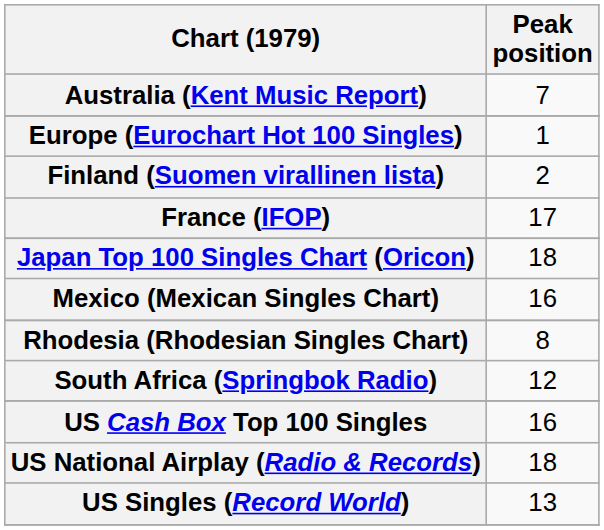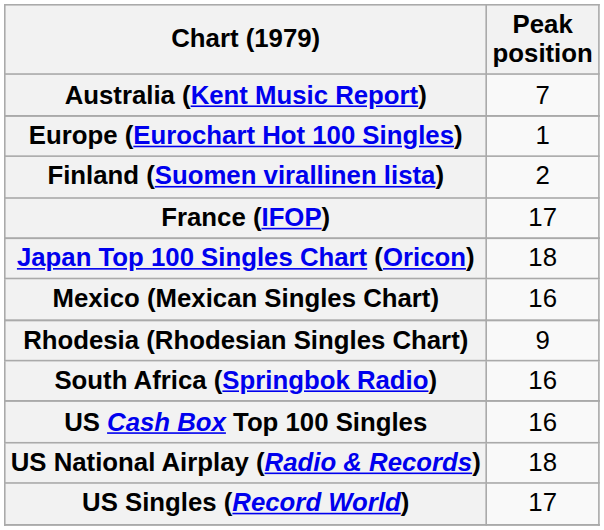(543, 339) 8 -> (543, 339) 9
(543, 380) 12 -> (543, 380) 16
(543, 503) 13 -> (543, 503) 17
